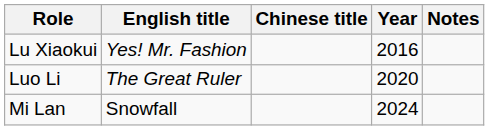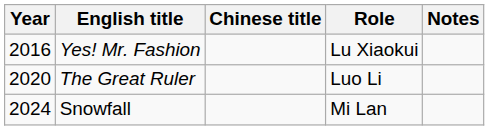columns swapped: (397, 19) <-> (53, 19)
